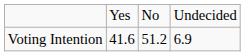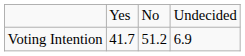(122, 39) 41.6 -> (122, 39) 41.7
